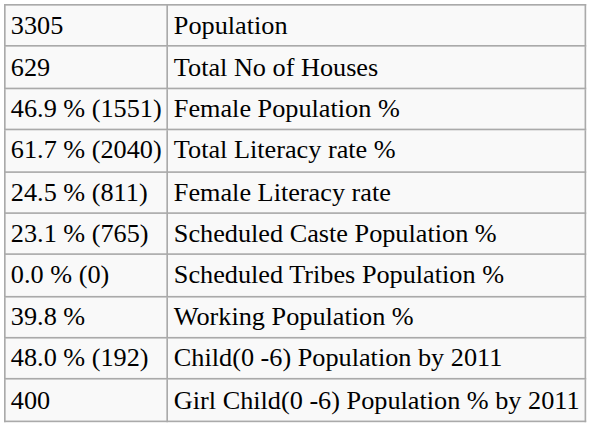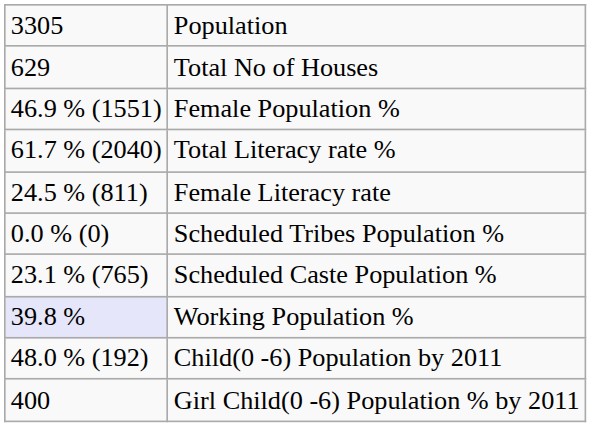rows swapped: (339, 274) <-> (335, 233)
(48, 316) no background -> (48, 316) lavender background
